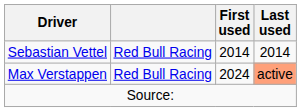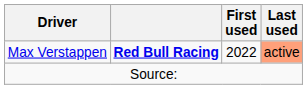- row: (57, 52)
(163, 73) normal -> (166, 52) bold
(234, 73) 2024 -> (241, 52) 2022
